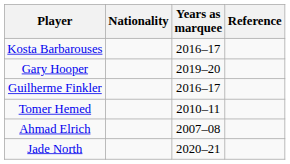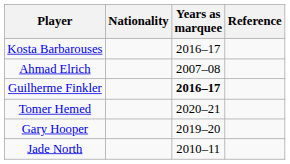rows swapped: (55, 128) <-> (55, 68)
(198, 88) normal -> (198, 88) bold
(198, 108) 2010–11 -> (198, 108) 2020–21
(198, 149) 2020–21 -> (198, 149) 2010–11
